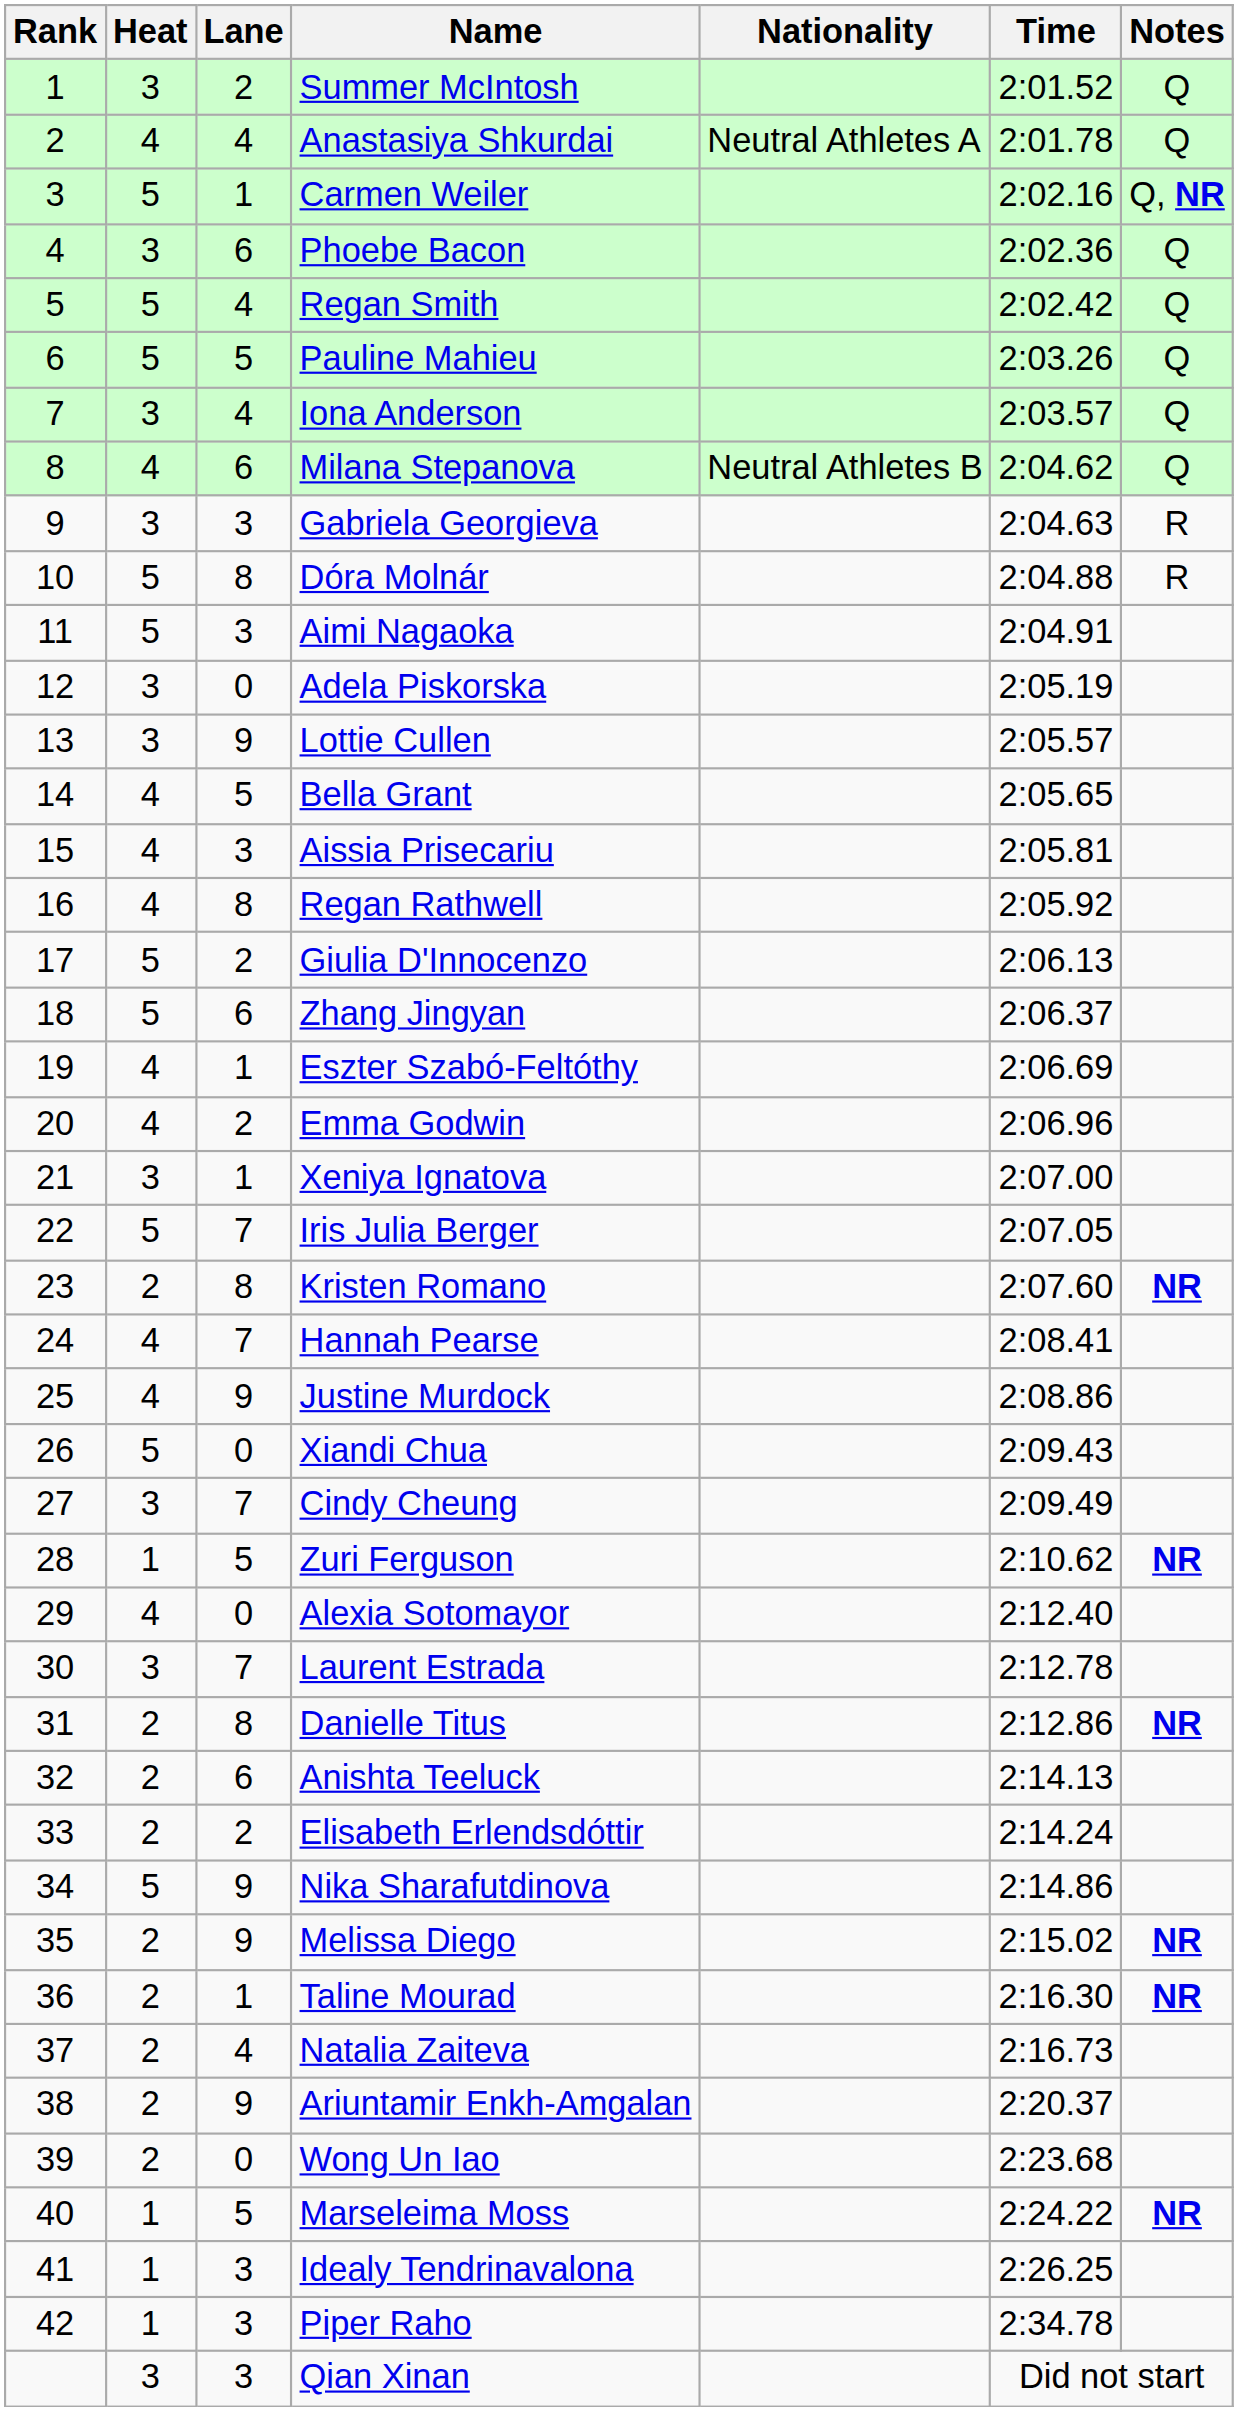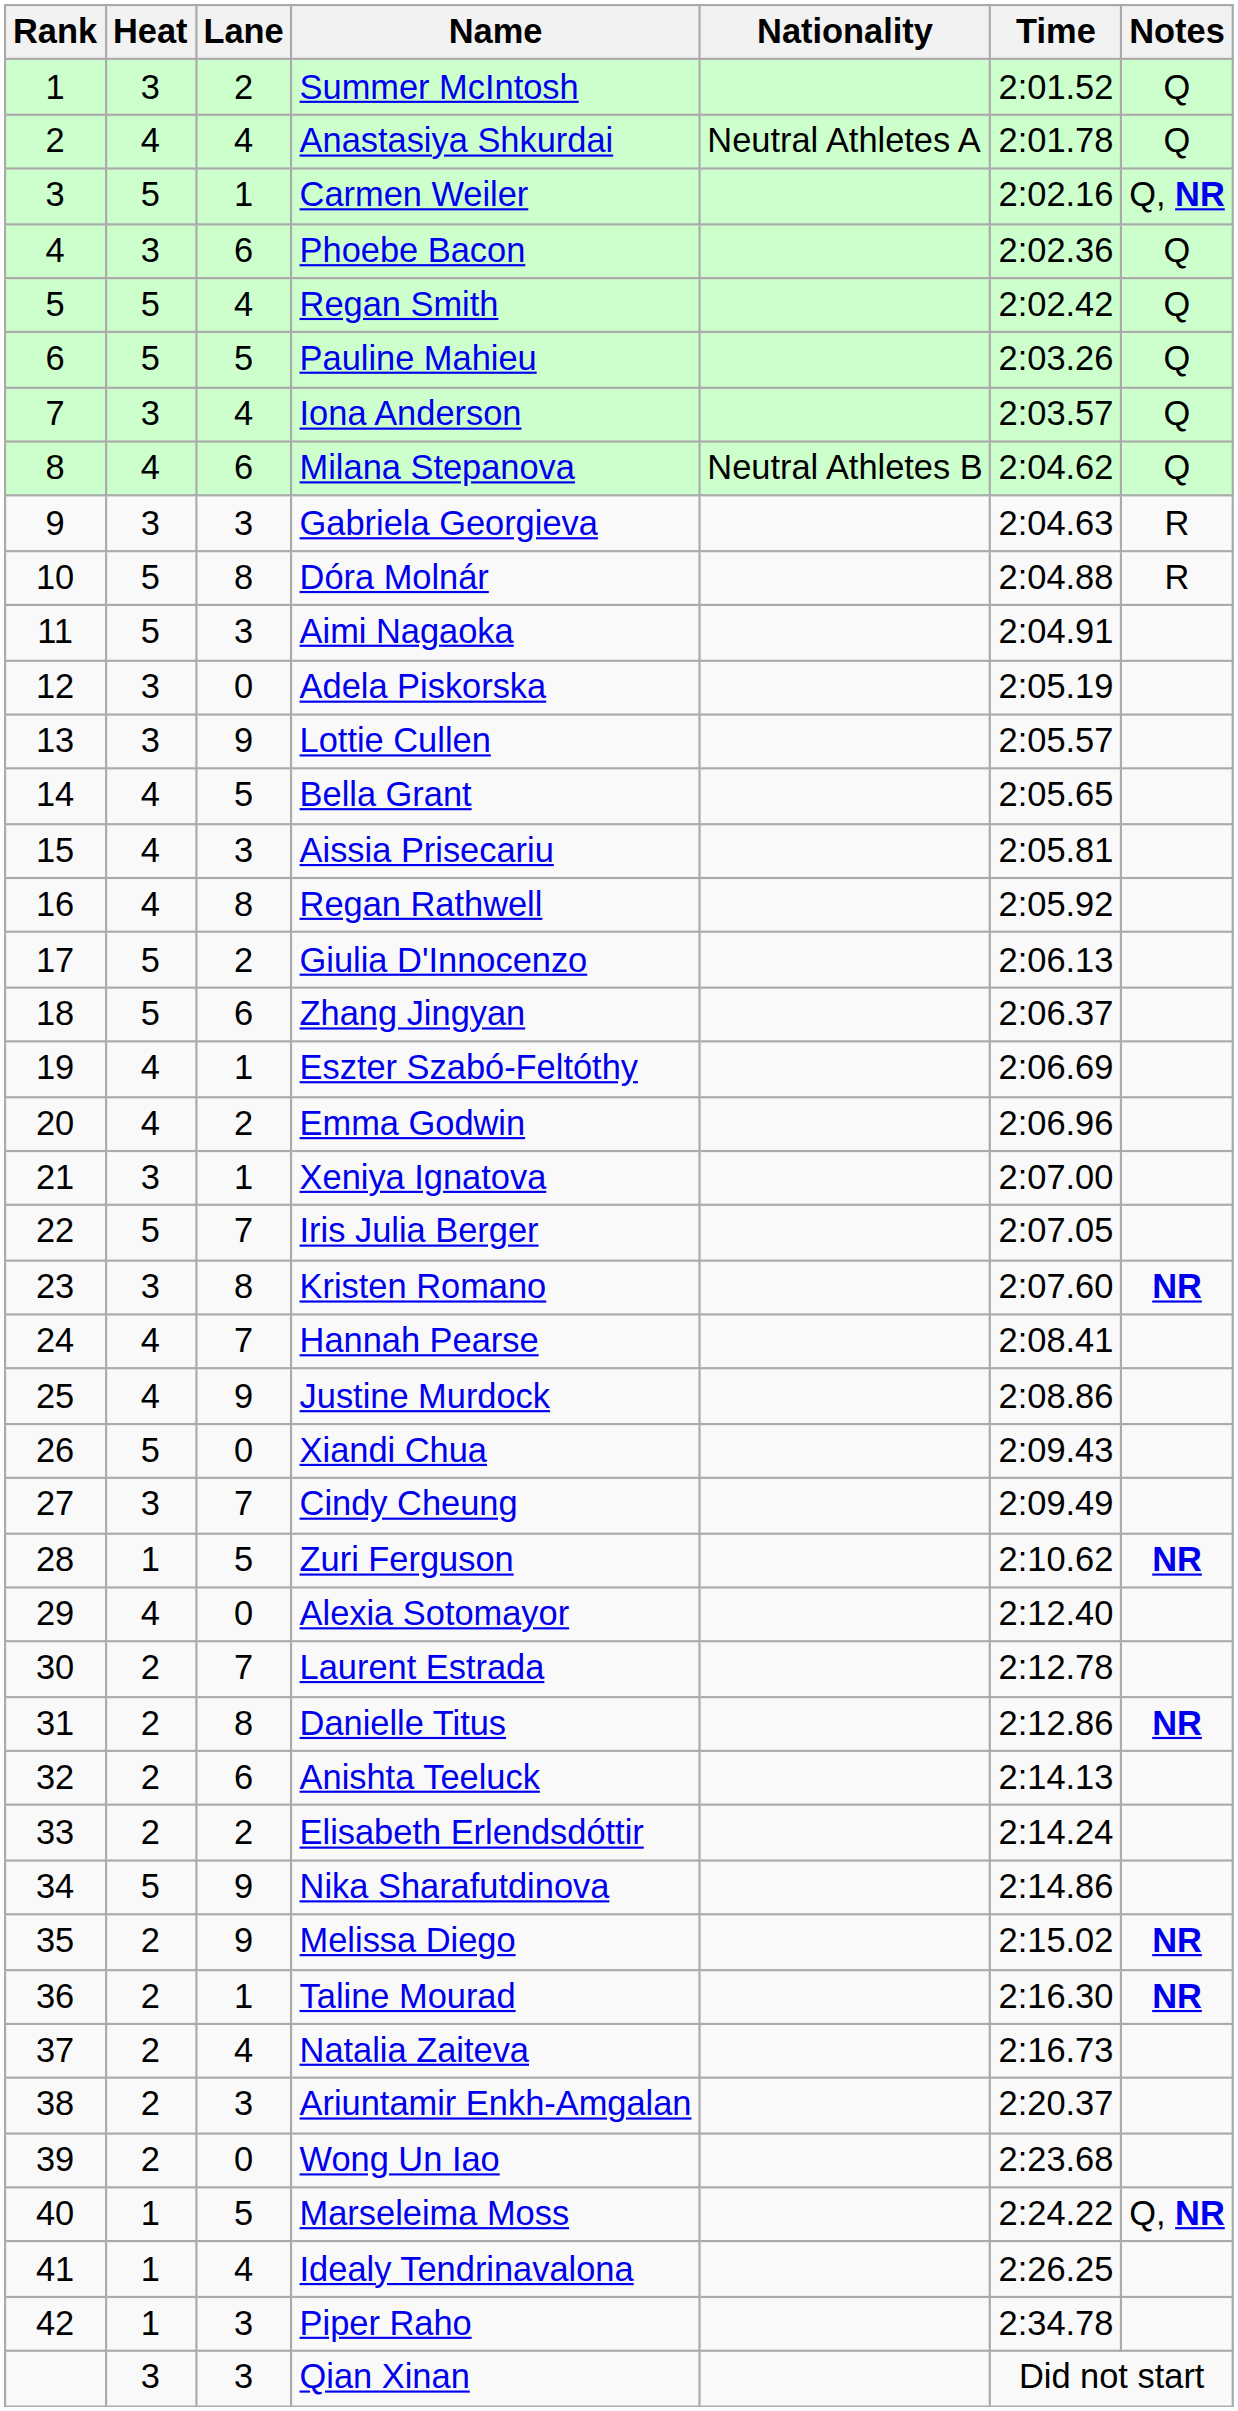(150, 1286) 2 -> (150, 1286) 3
(150, 1668) 3 -> (150, 1668) 2
(244, 2104) 9 -> (244, 2104) 3
(1177, 2214) NR -> (1177, 2214) Q, NR
(244, 2268) 3 -> (244, 2268) 4
